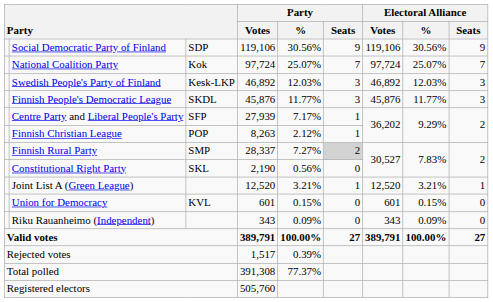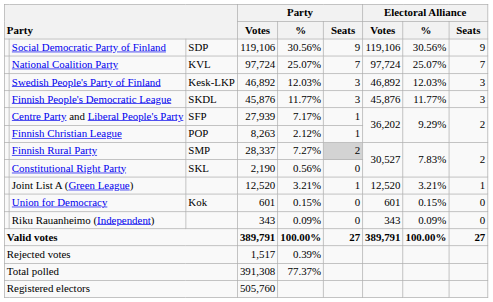(198, 64) Kok -> (200, 64) KVL
(200, 202) KVL -> (198, 202) Kok
